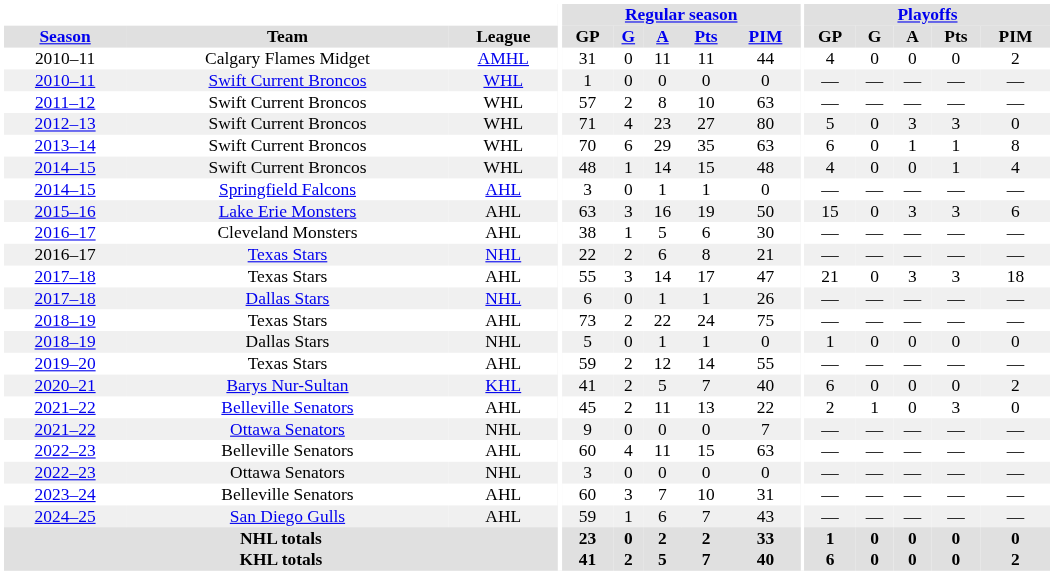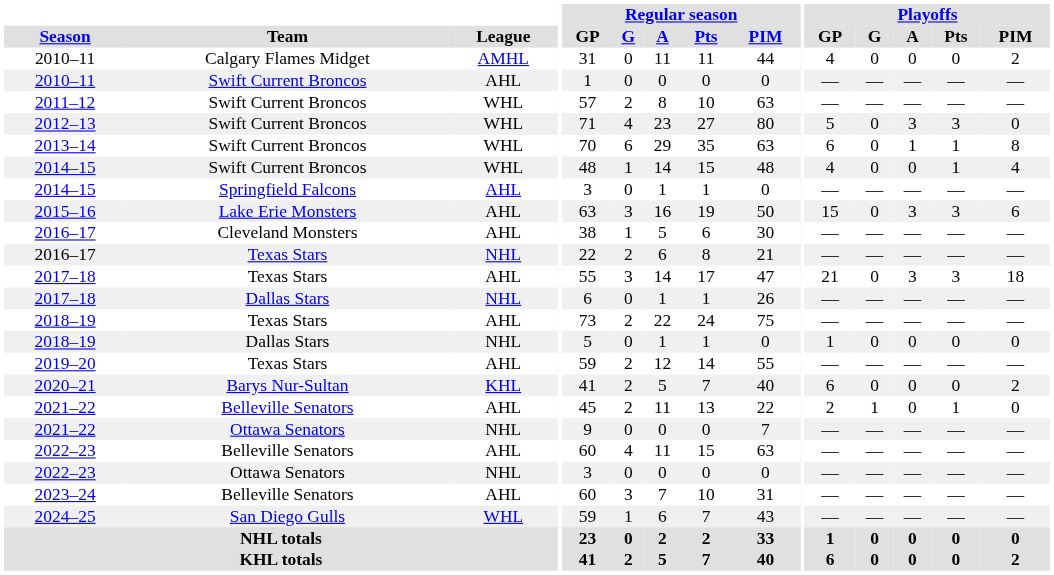(503, 80) WHL -> (503, 80) AHL
(956, 407) 3 -> (956, 407) 1
(503, 516) AHL -> (503, 516) WHL
